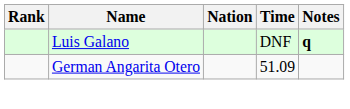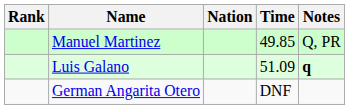+ row: (106, 41)
(275, 41) DNF -> (277, 66) 51.09
(277, 66) 51.09 -> (275, 91) DNF
